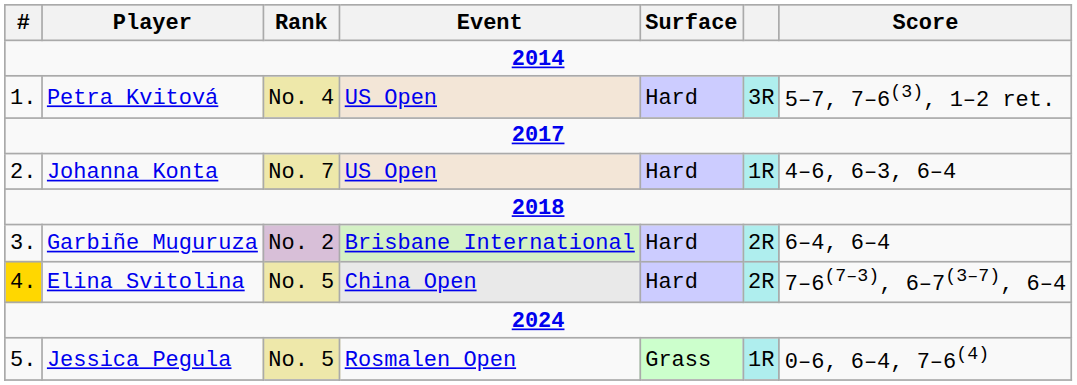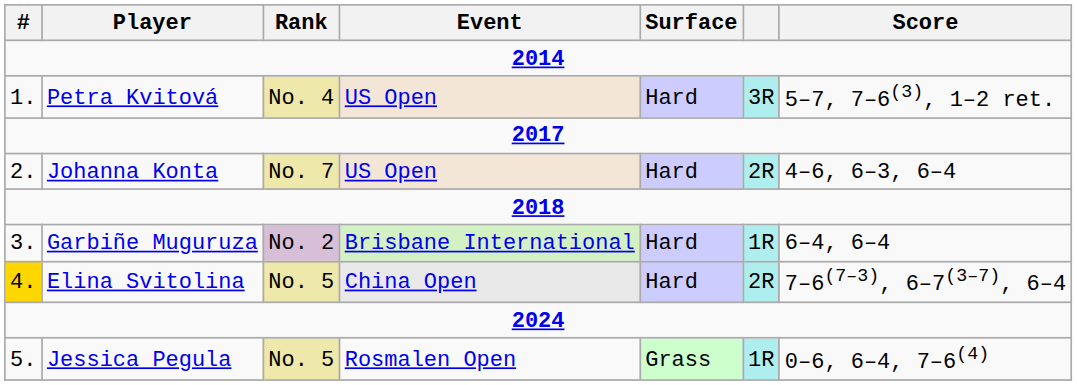(761, 172) 1R -> (761, 172) 2R
(761, 243) 2R -> (761, 243) 1R
